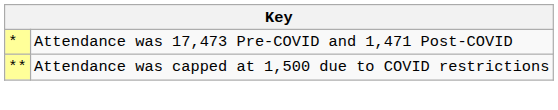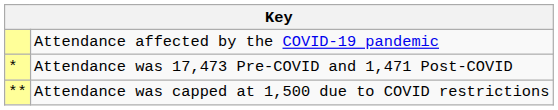+ row: (236, 42)
